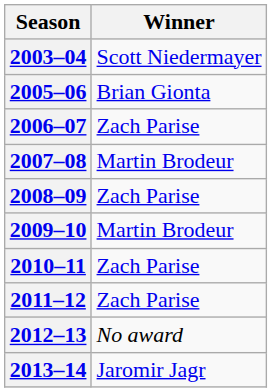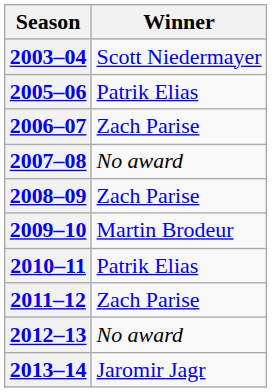(153, 91) Brian Gionta -> (147, 91) Patrik Elias
(165, 160) Martin Brodeur -> (140, 160) No award
(148, 265) Zach Parise -> (147, 265) Patrik Elias
